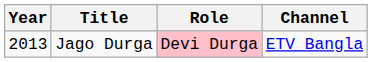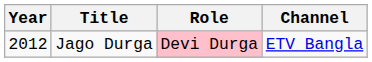(28, 44) 2013 -> (28, 44) 2012
